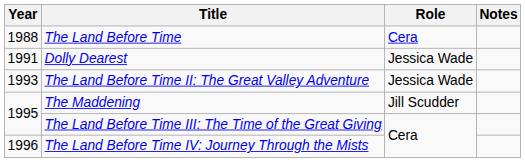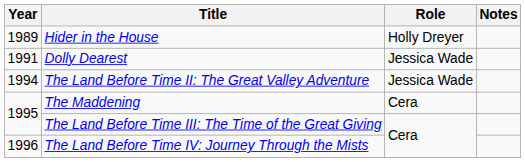- row: (113, 37)
+ row: (102, 37)
(23, 80) 1993 -> (23, 80) 1994
(423, 102) Jill Scudder -> (403, 102) Cera
